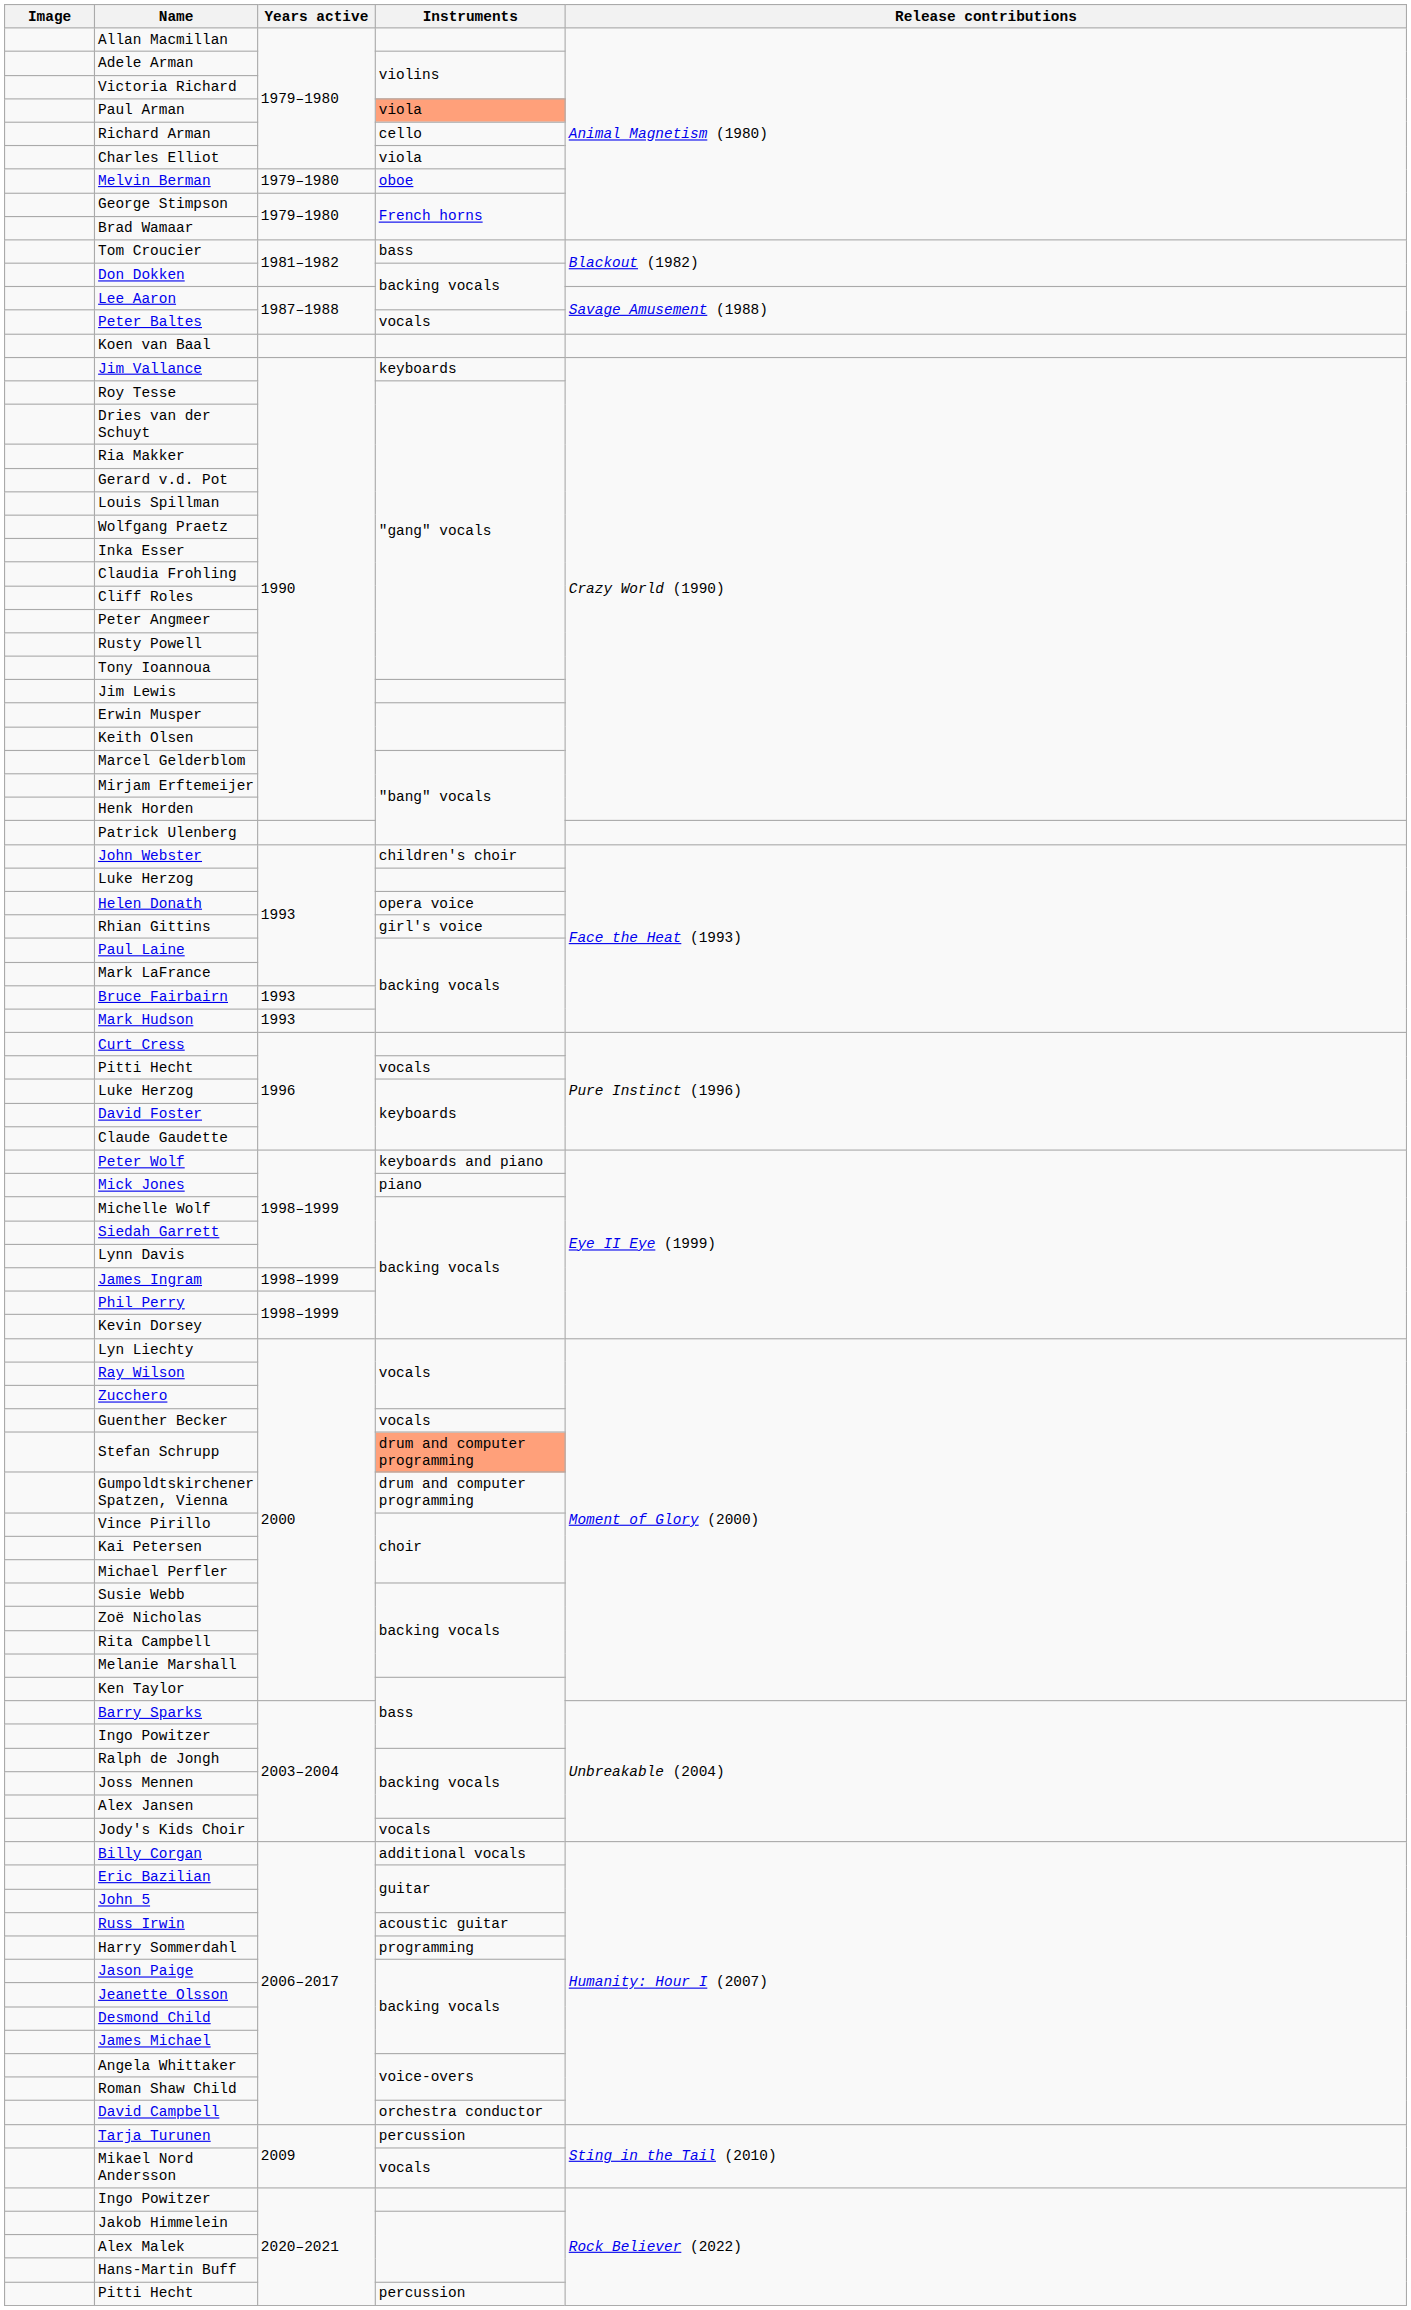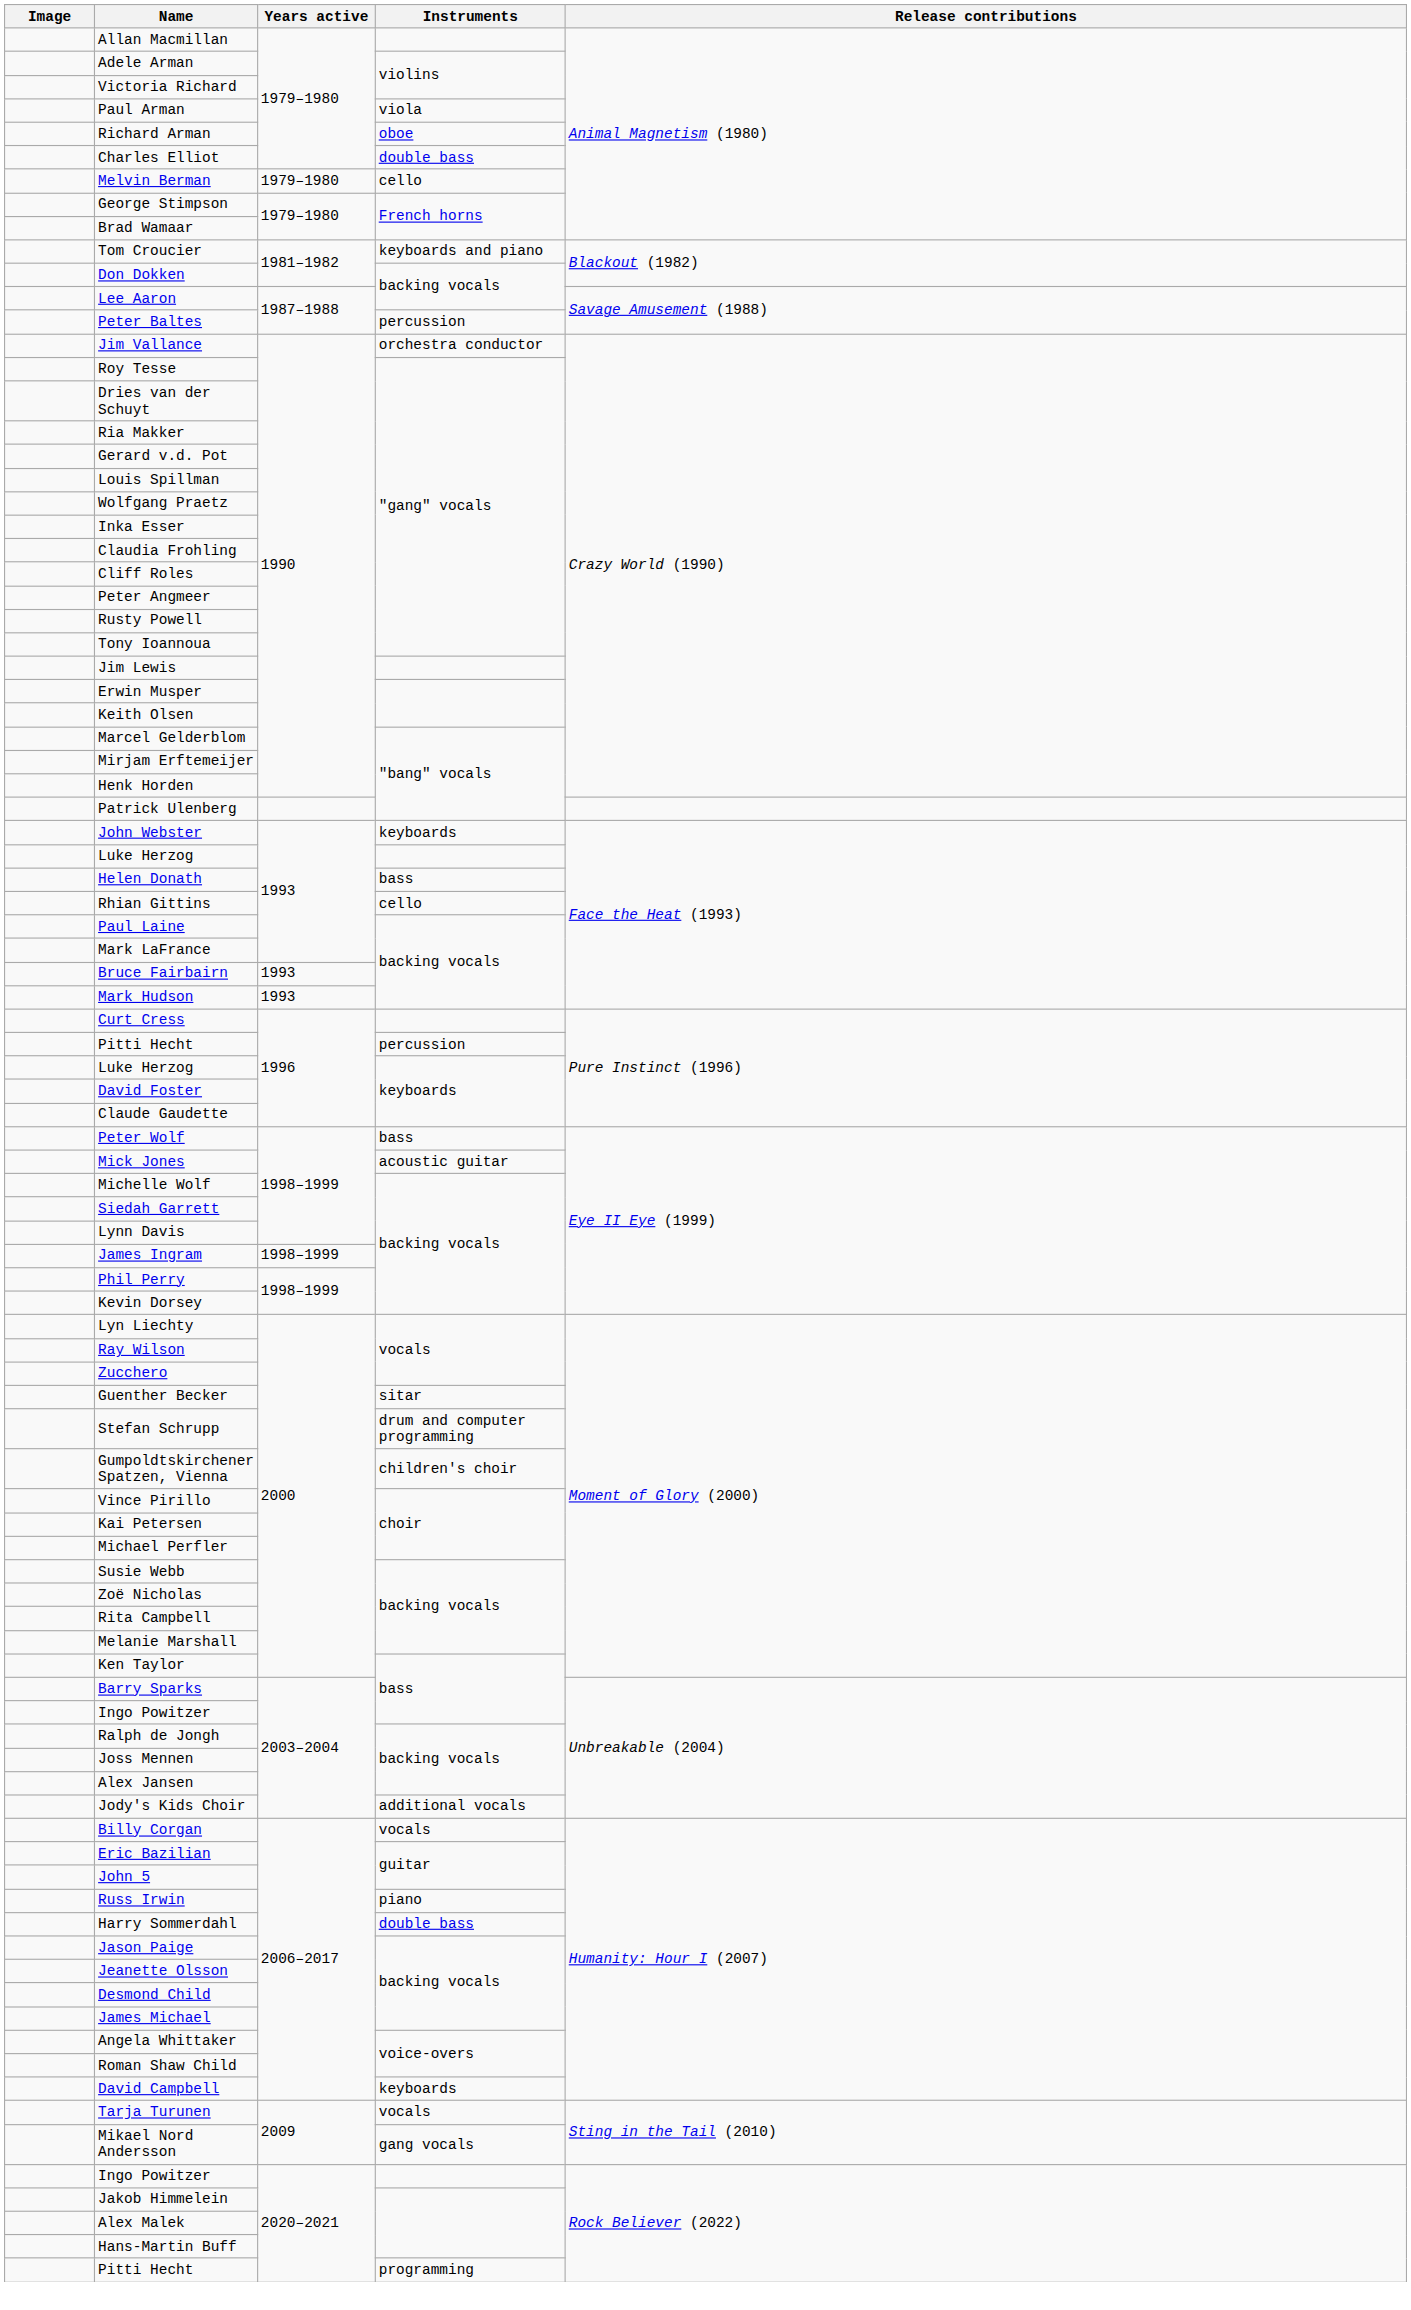(400, 110) lightsalmon background -> (400, 110) no background
(400, 134) cello -> (396, 134) oboe
(400, 157) viola -> (426, 157) double bass
(396, 181) oboe -> (400, 181) cello
(396, 251) bass -> (461, 251) keyboards and piano
(405, 322) vocals -> (422, 322) percussion
- row: (154, 346)
(418, 369) keyboards -> (461, 346) orchestra conductor
(448, 856) children's choir -> (418, 833) keyboards
(426, 903) opera voice -> (396, 880) bass
(431, 927) girl's voice -> (400, 903) cello
(405, 1068) vocals -> (422, 1044) percussion
(461, 1162) keyboards and piano -> (396, 1138) bass
(400, 1185) piano -> (444, 1162) acoustic guitar
(405, 1421) vocals -> (400, 1397) sitar
(452, 1452) lightsalmon background -> (452, 1429) no background
(452, 1493) drum and computer programming -> (448, 1469) children's choir
(405, 1830) vocals -> (452, 1807) additional vocals
(452, 1854) additional vocals -> (405, 1830) vocals
(444, 1924) acoustic guitar -> (400, 1901) piano
(426, 1948) programming -> (426, 1924) double bass
(461, 2112) orchestra conductor -> (418, 2089) keyboards
(422, 2136) percussion -> (405, 2112) vocals
(405, 2168) vocals -> (426, 2144) gang vocals
(422, 2294) percussion -> (426, 2270) programming
